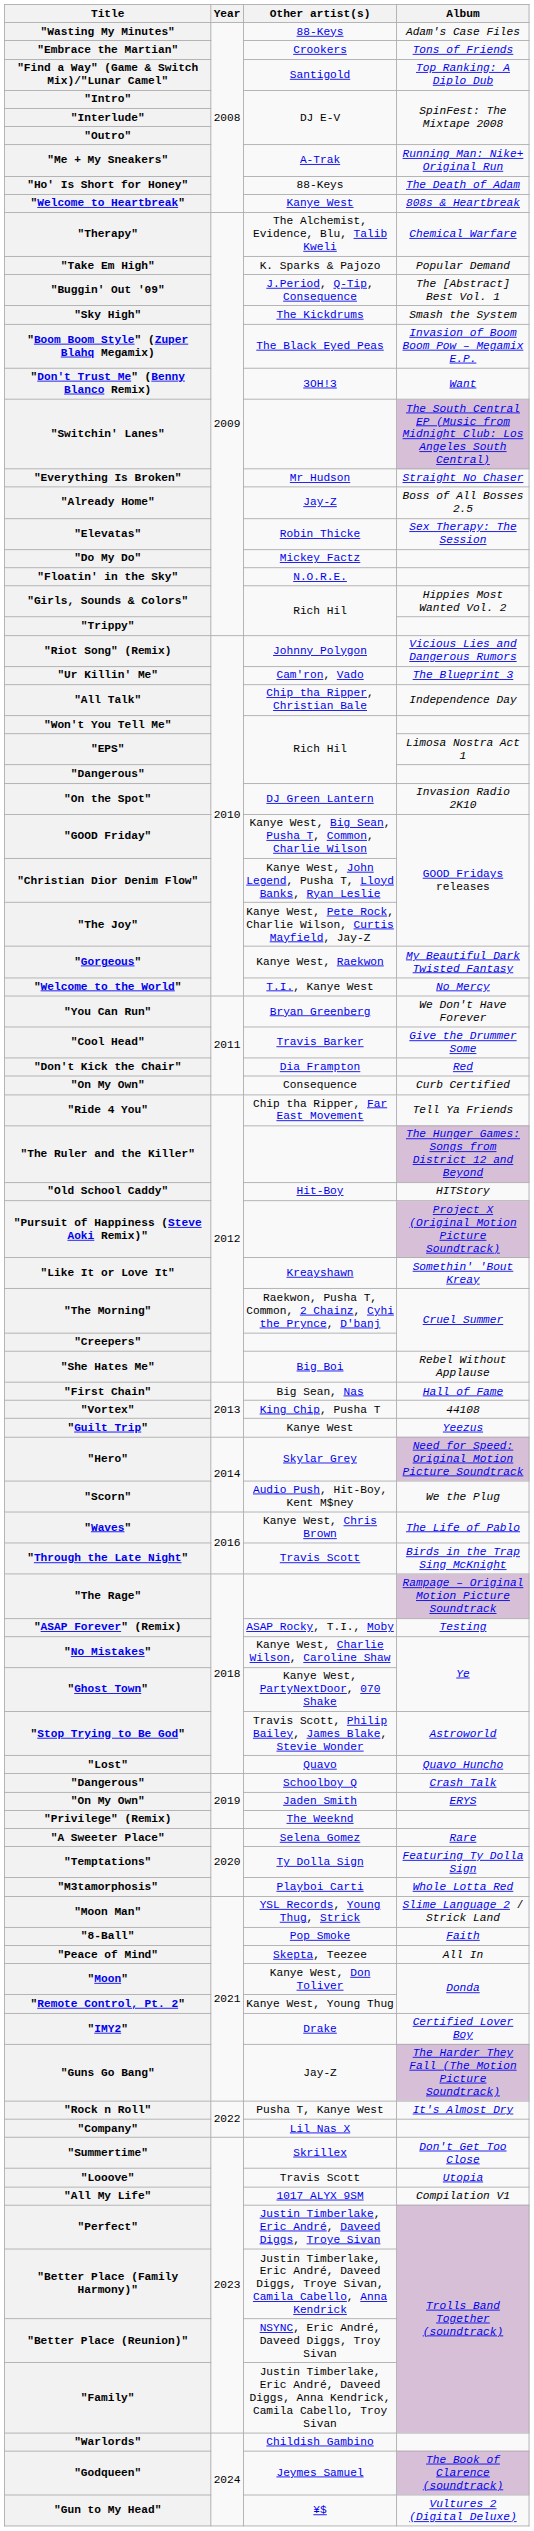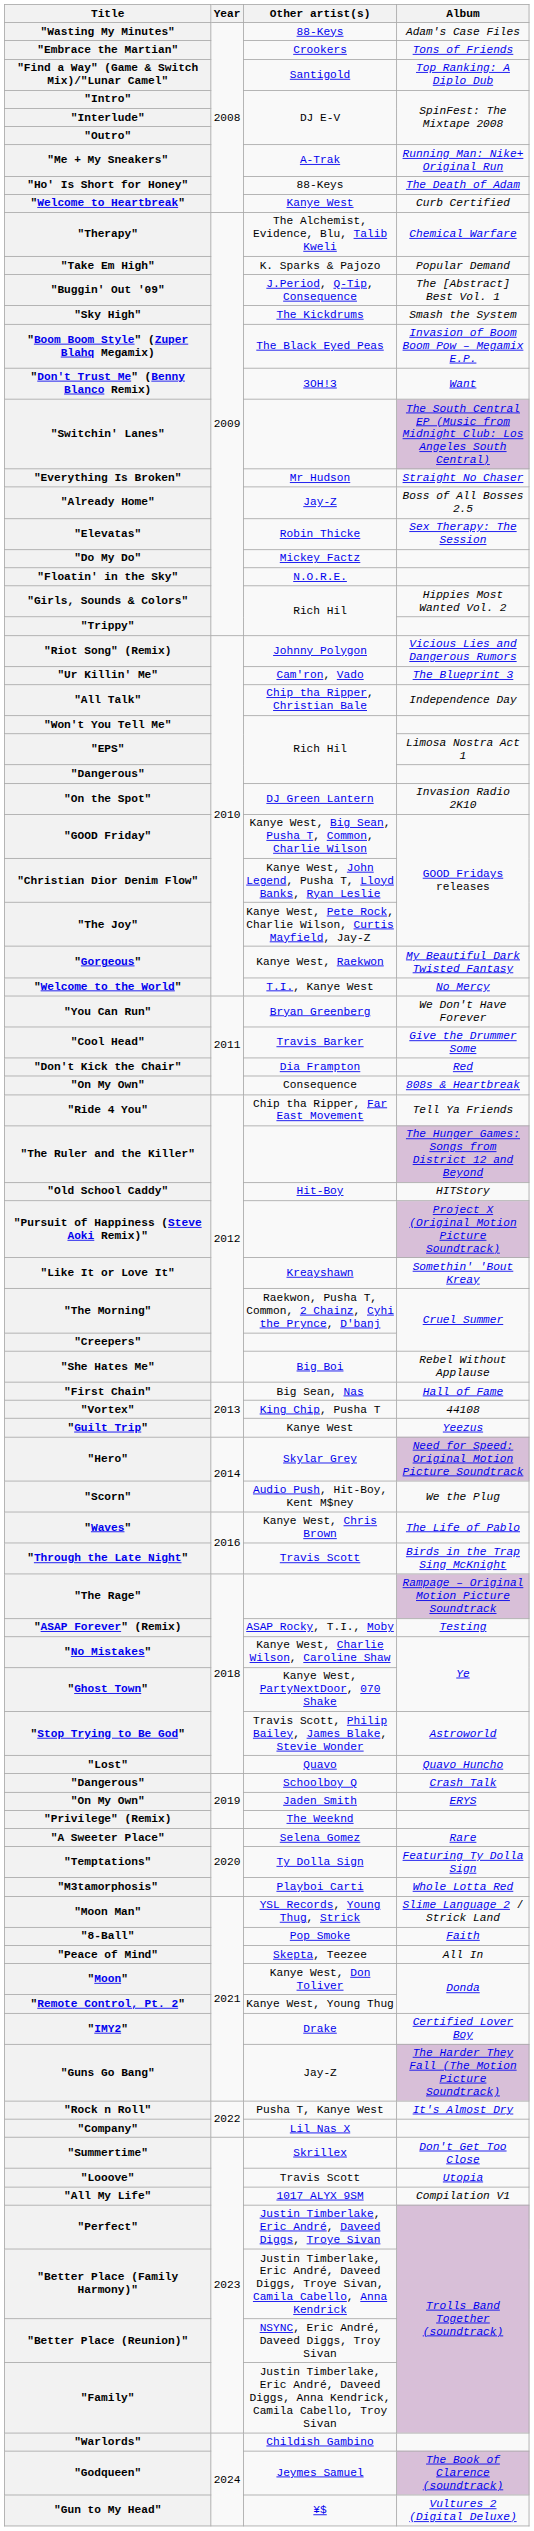(463, 203) 808s & Heartbreak -> (463, 203) Curb Certified
(463, 1085) Curb Certified -> (463, 1085) 808s & Heartbreak
